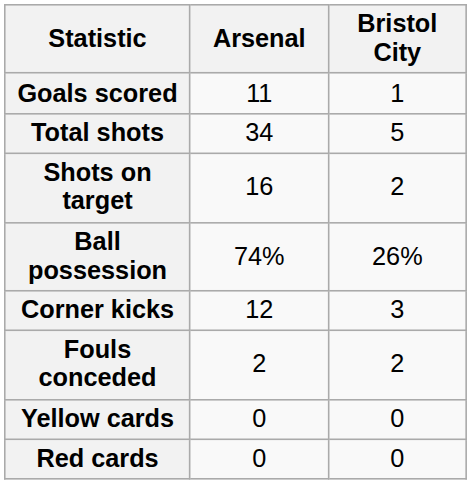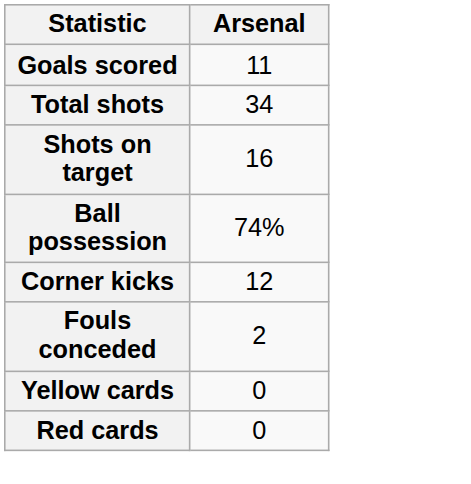- column: (397, 38)
